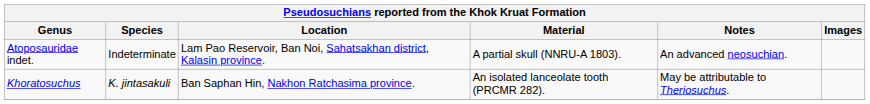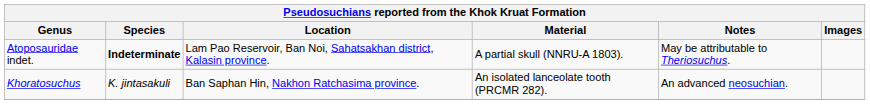(142, 54) normal -> (144, 54) bold
(724, 54) An advanced neosuchian. -> (714, 54) May be attributable to Theriosuchus.
(713, 84) May be attributable to Theriosuchus. -> (725, 84) An advanced neosuchian.
